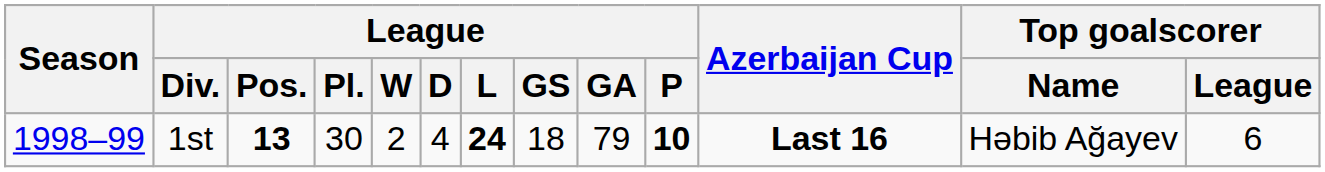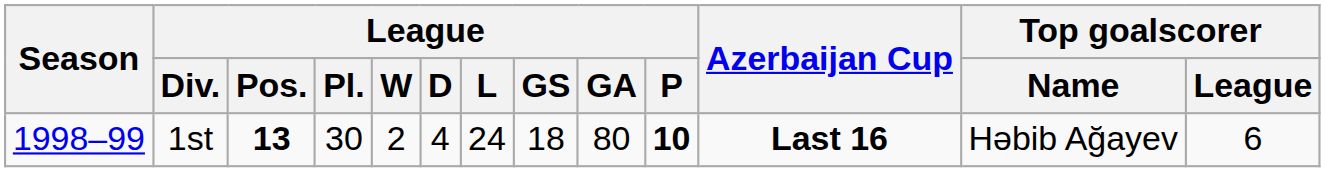(487, 138) bold -> (487, 138) normal
(612, 138) 79 -> (612, 138) 80
